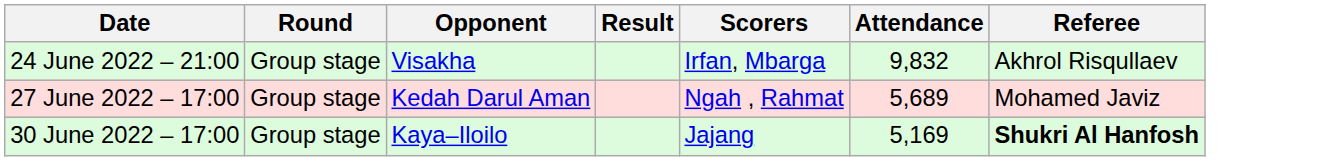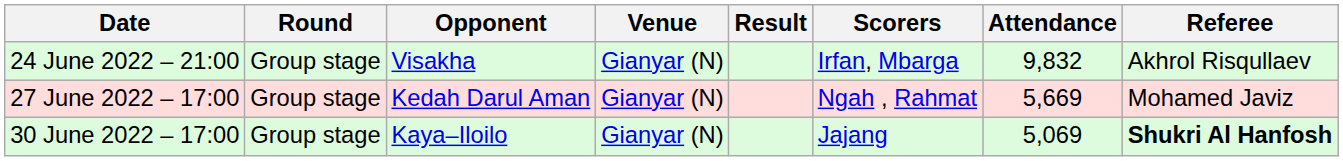+ column: (662, 23)
(919, 98) 5,689 -> (1052, 98) 5,669
(919, 135) 5,169 -> (1052, 135) 5,069
